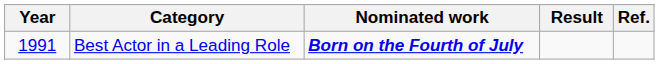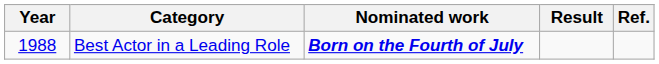(37, 45) 1991 -> (37, 45) 1988
